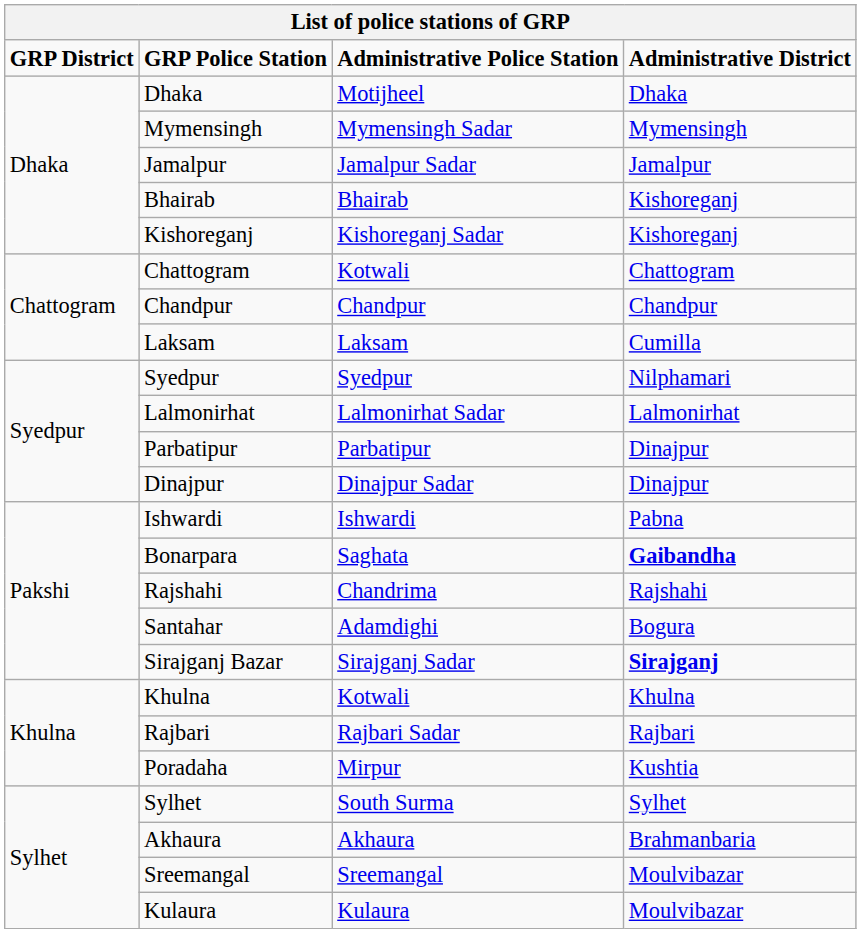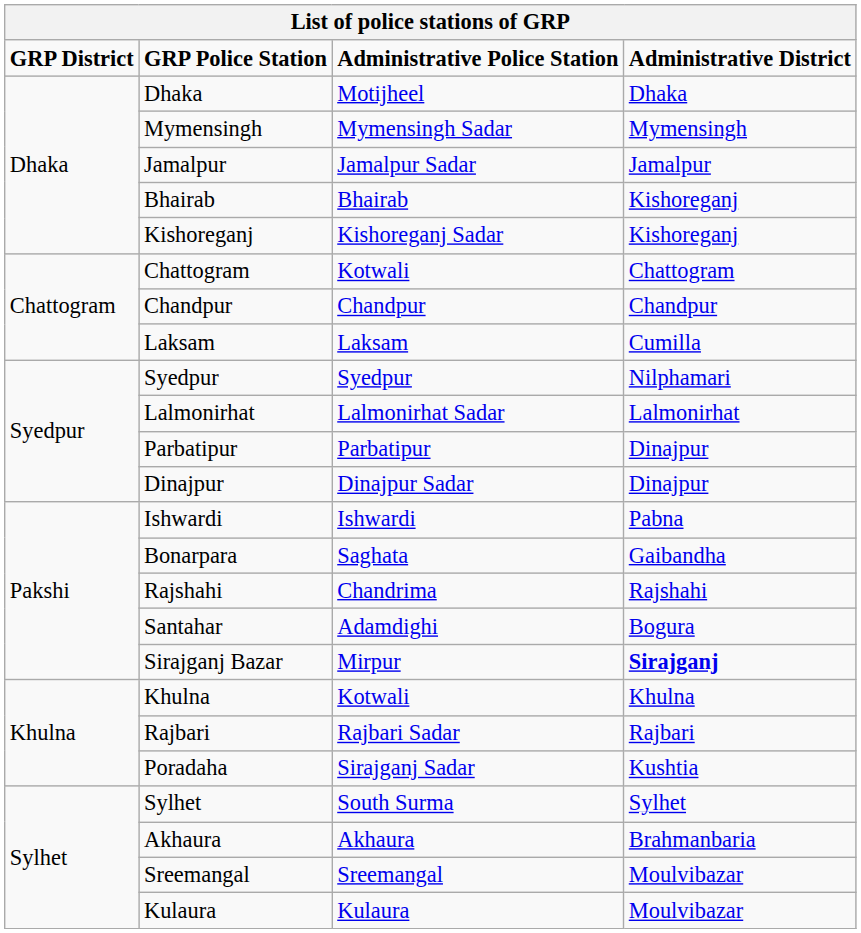(682, 555) bold -> (677, 555) normal
(406, 661) Sirajganj Sadar -> (369, 661) Mirpur
(369, 768) Mirpur -> (406, 768) Sirajganj Sadar
